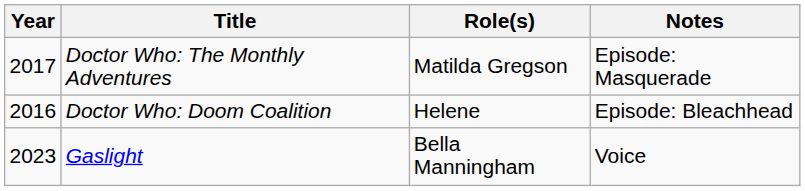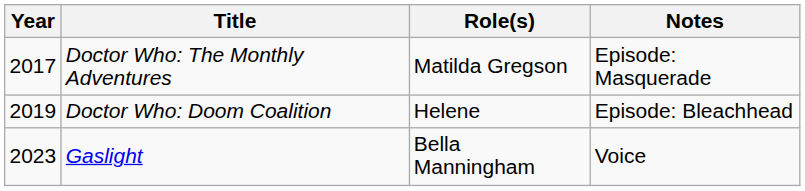(33, 111) 2016 -> (33, 111) 2019
